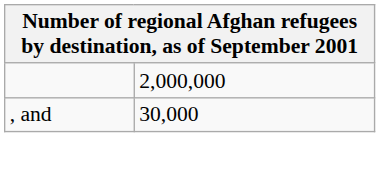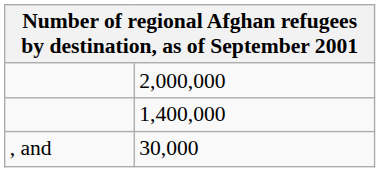+ row: (182, 114)
